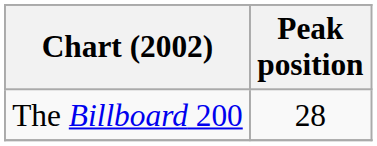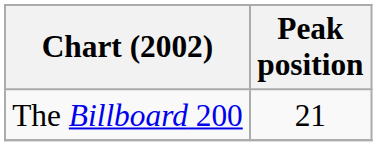(310, 114) 28 -> (310, 114) 21
